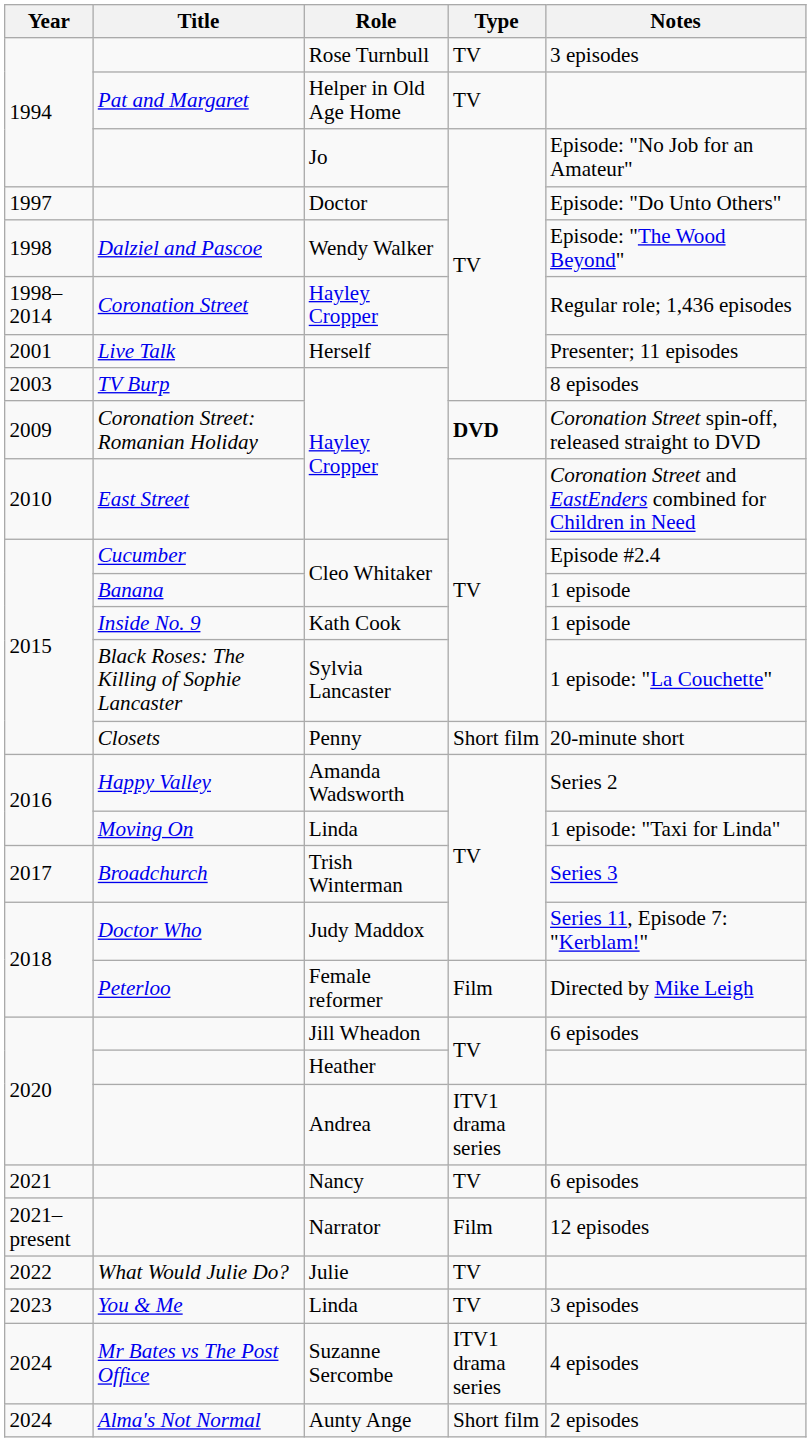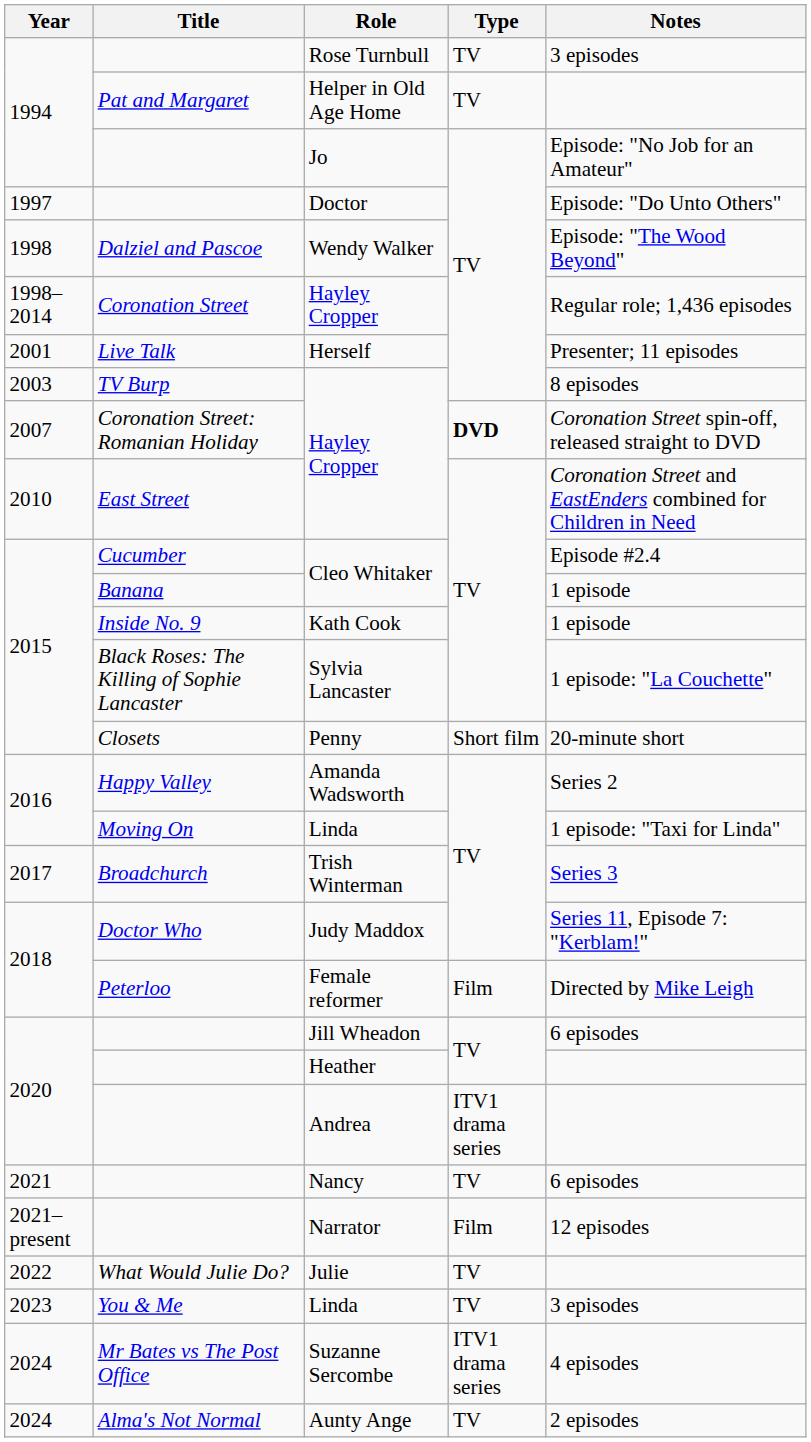(31, 429) 2009 -> (31, 429) 2007
(496, 1420) Short film -> (467, 1420) TV
